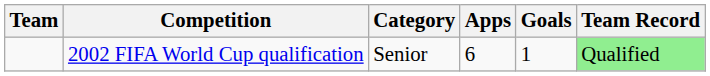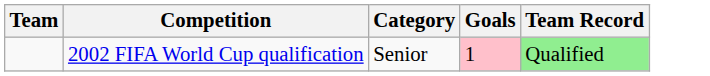- column: (488, 20)
(526, 53) no background -> (470, 53) pink background
